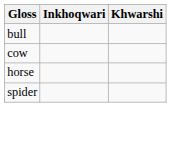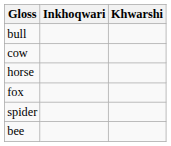+ row: (15, 92)
+ row: (16, 131)
